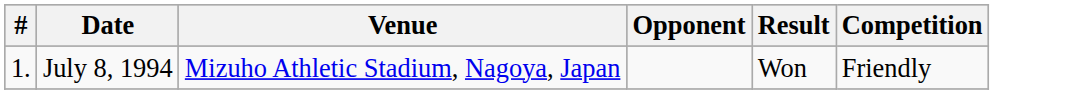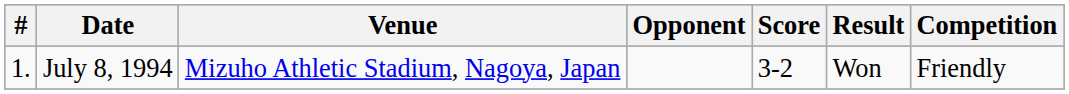+ column: (789, 25)
